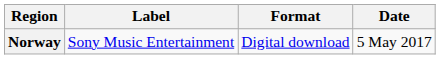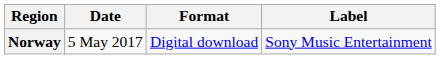columns swapped: (394, 16) <-> (151, 16)
